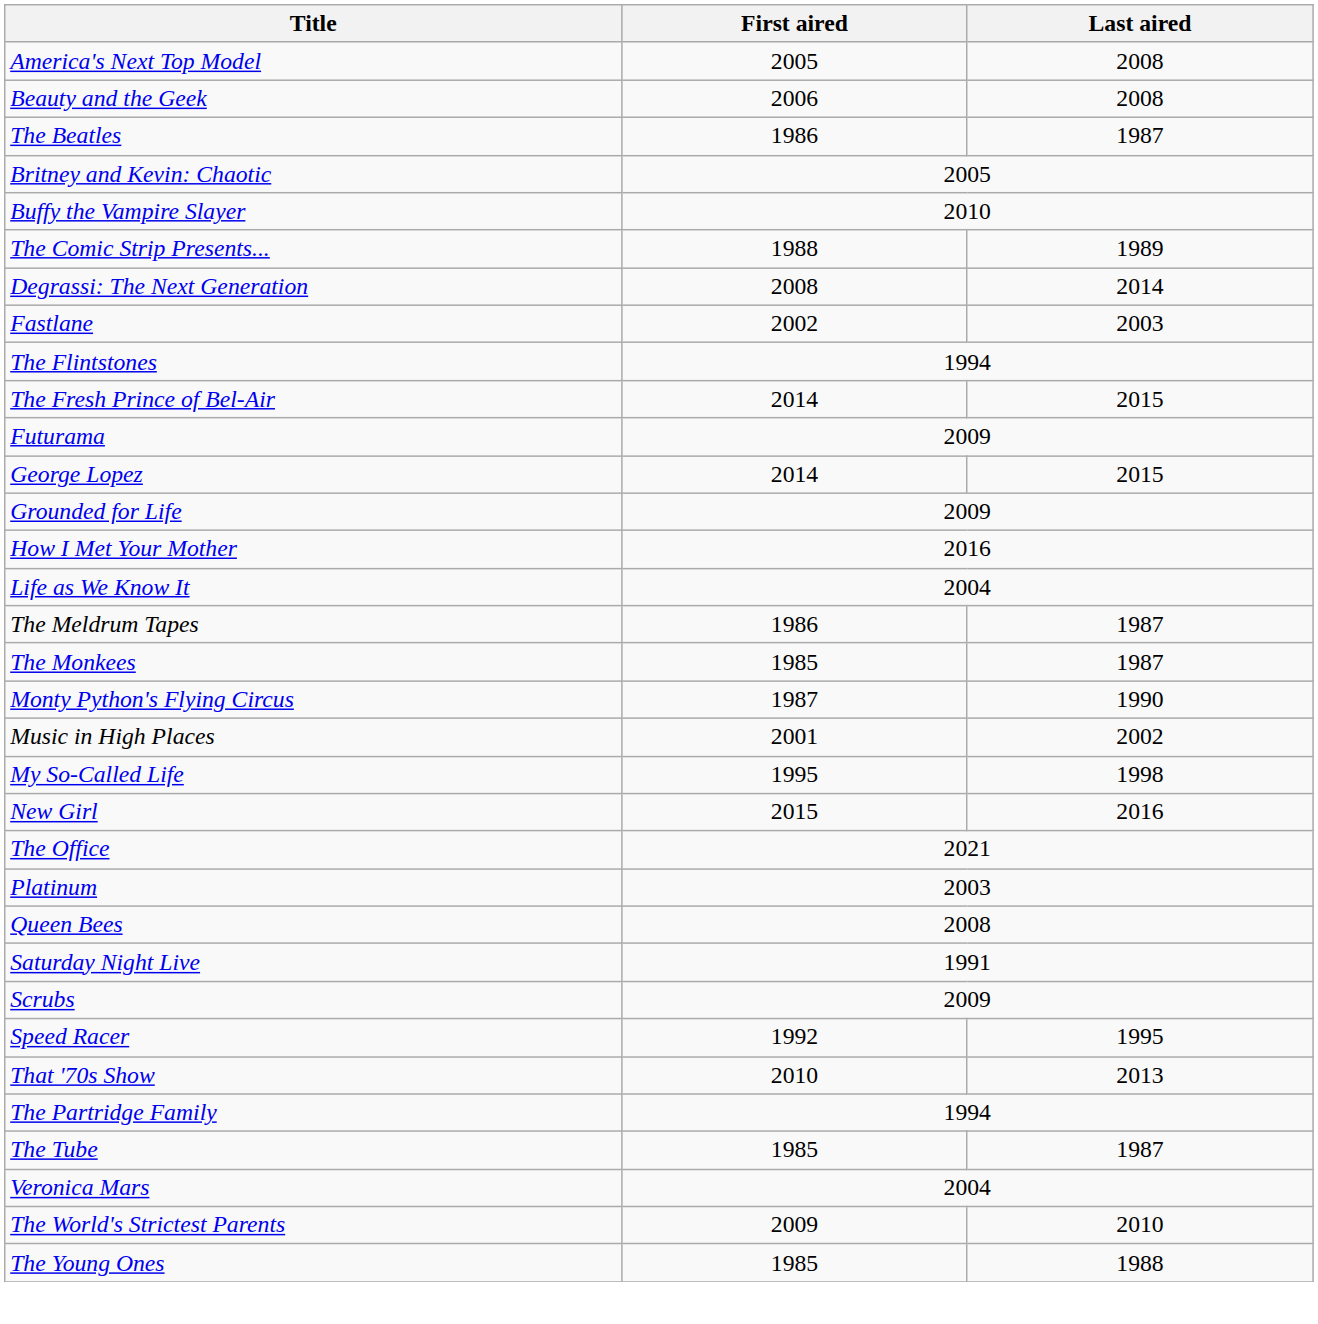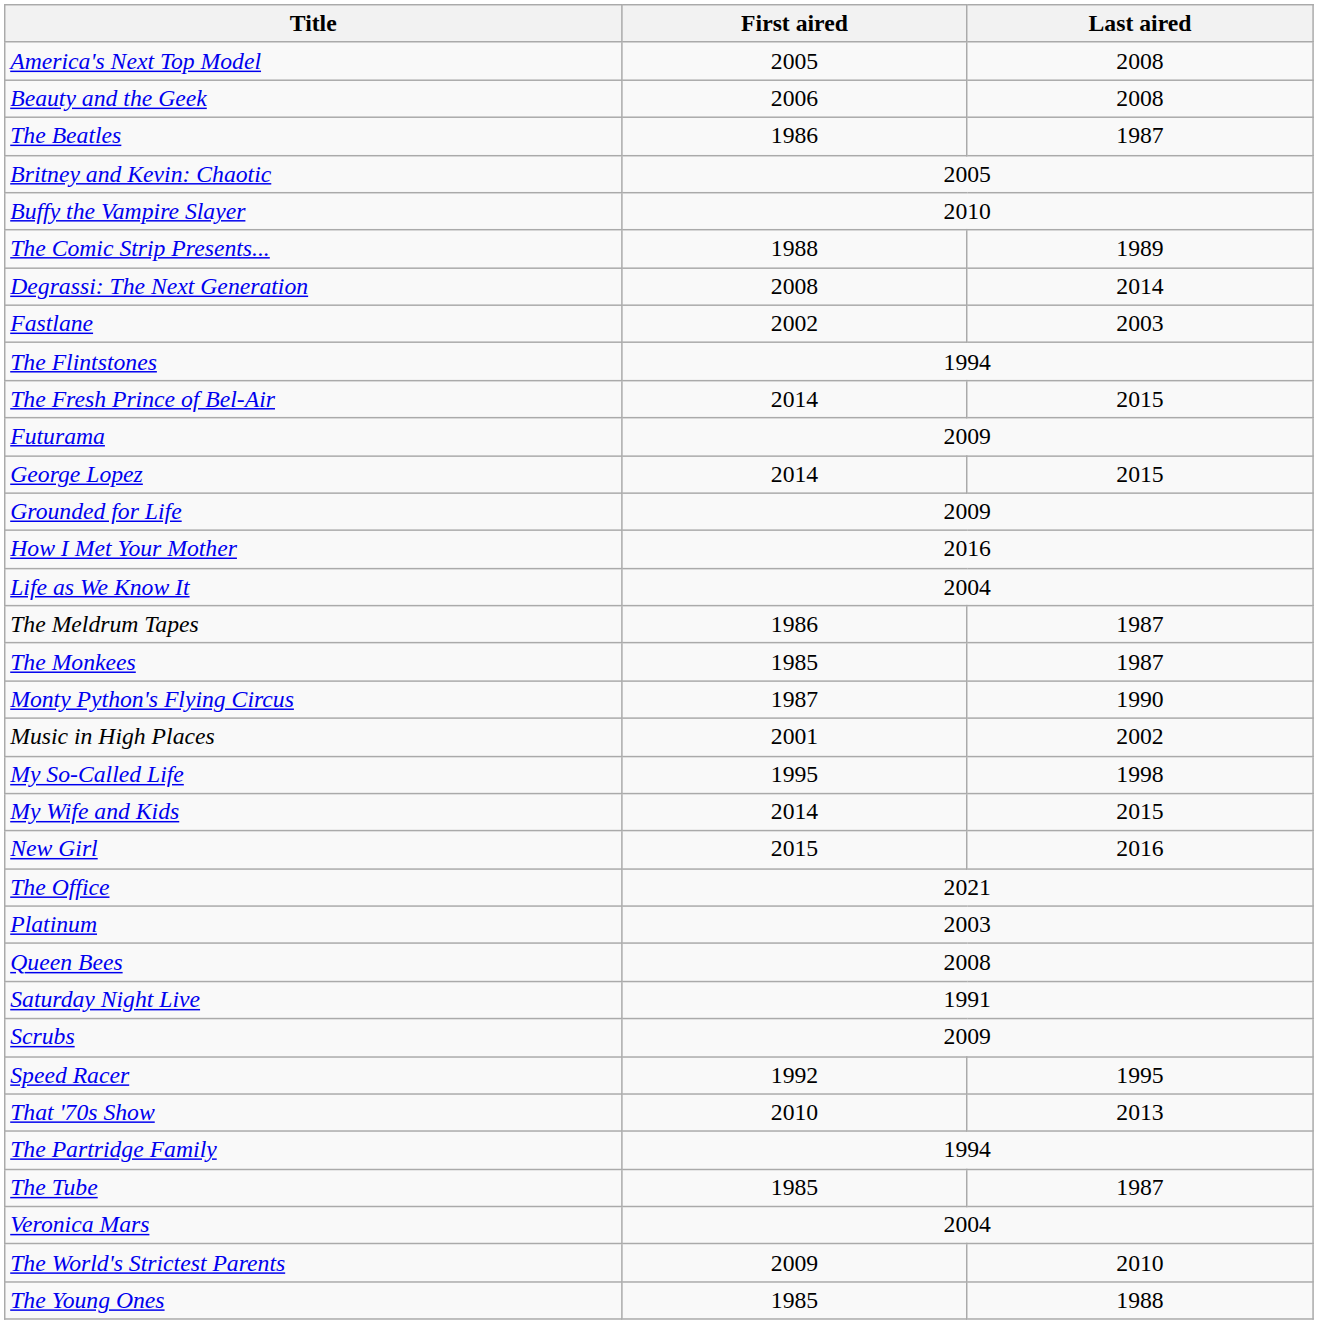+ row: (95, 811)
